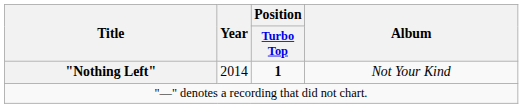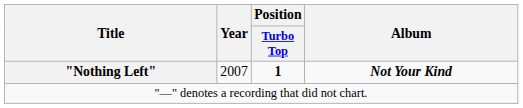(234, 72) 2014 -> (234, 72) 2007
(411, 72) normal -> (411, 72) bold
